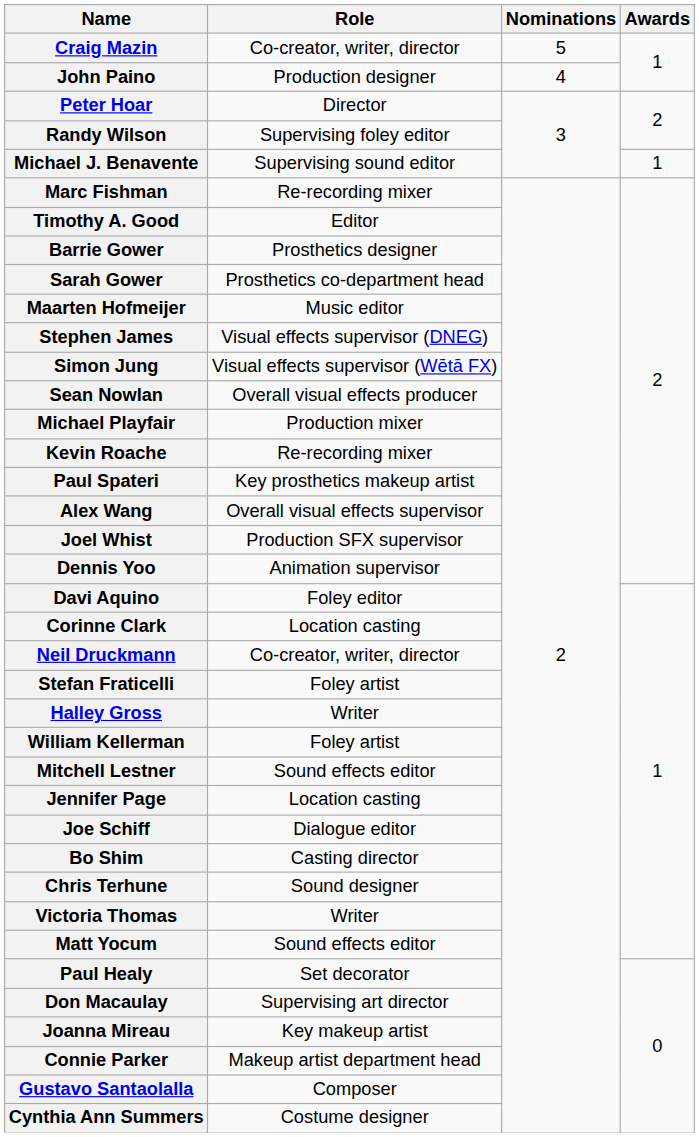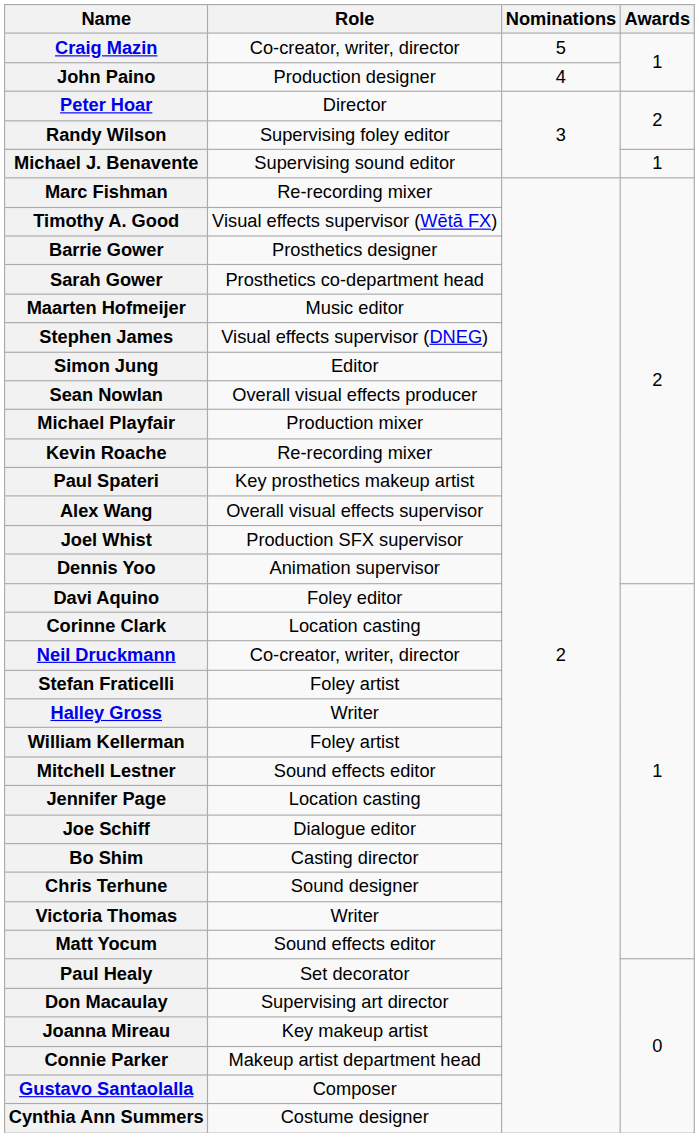(355, 221) Editor -> (355, 221) Visual effects supervisor (Wētā FX)
(355, 366) Visual effects supervisor (Wētā FX) -> (355, 366) Editor
